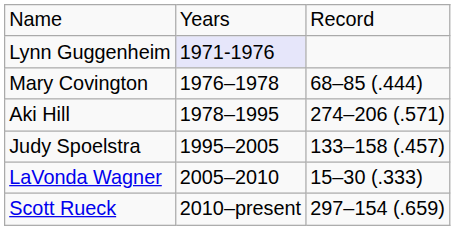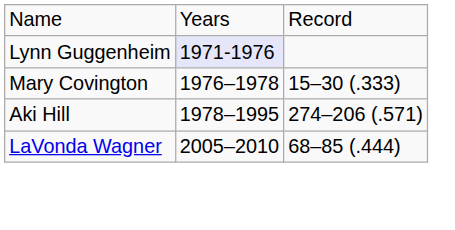(366, 83) 68–85 (.444) -> (344, 83) 15–30 (.333)
- row: (75, 146)
(366, 177) 15–30 (.333) -> (344, 146) 68–85 (.444)
- row: (63, 209)
